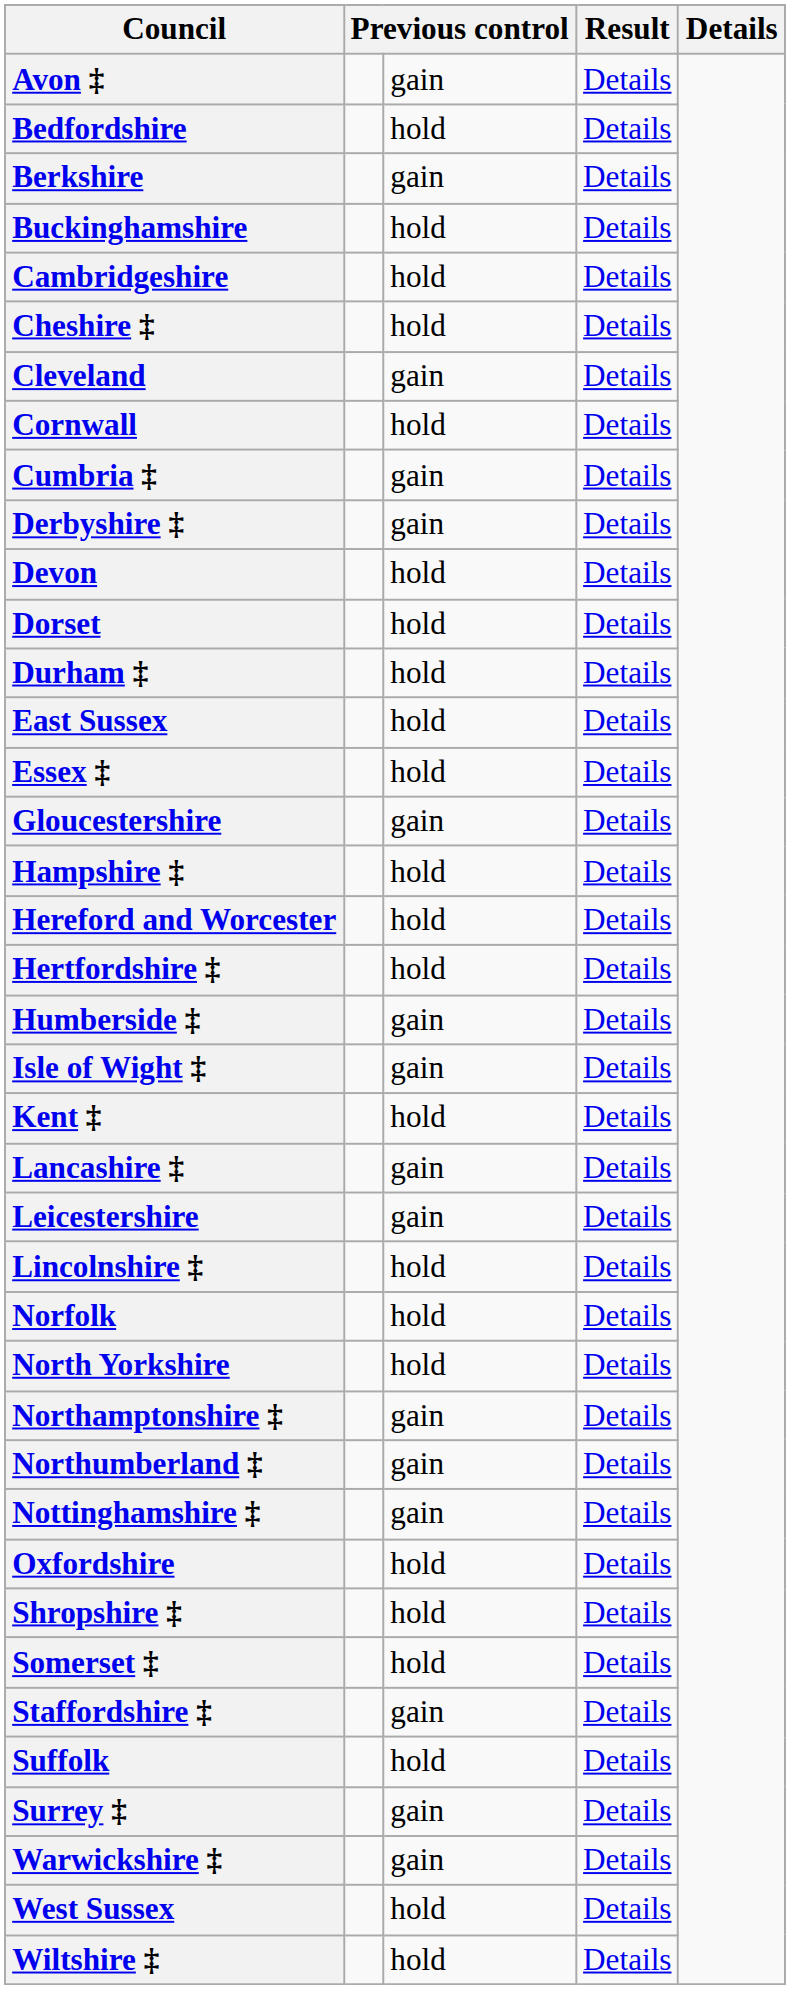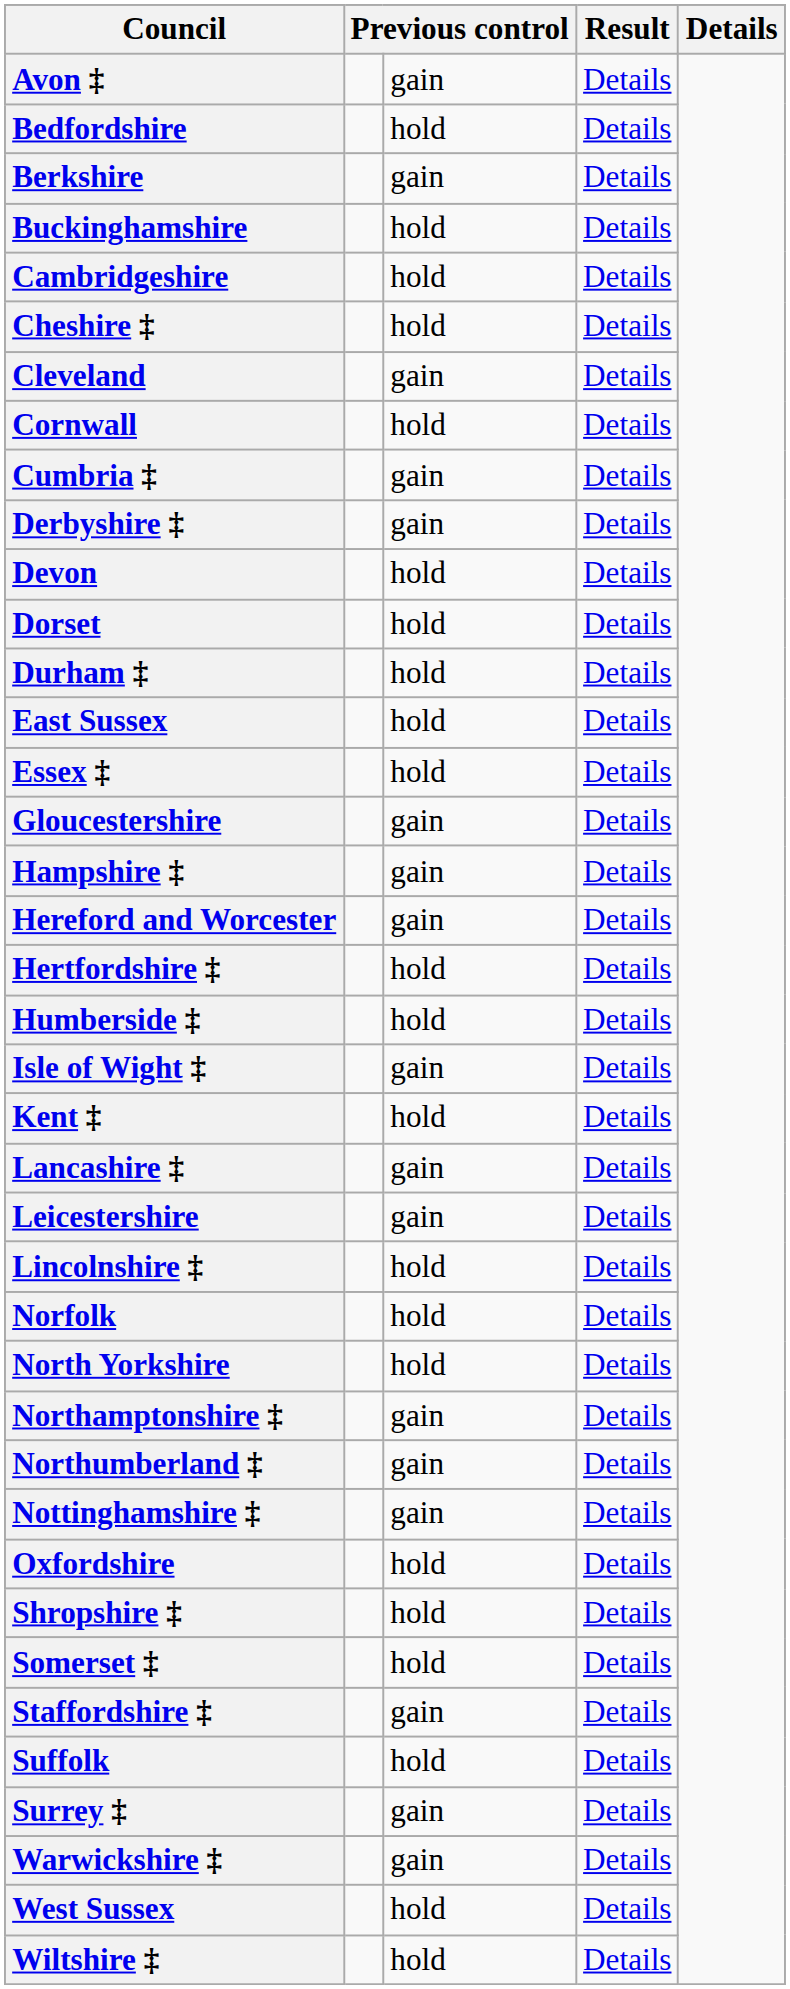(418, 870) hold -> (417, 870) gain
(418, 919) hold -> (417, 919) gain
(417, 1018) gain -> (418, 1018) hold
